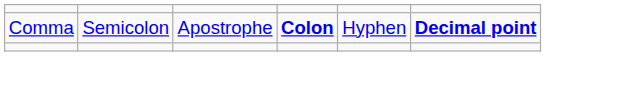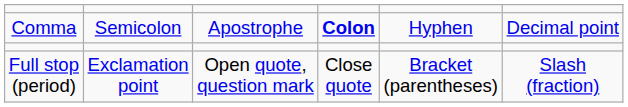(476, 27) bold -> (563, 27) normal
+ row: (44, 76)
